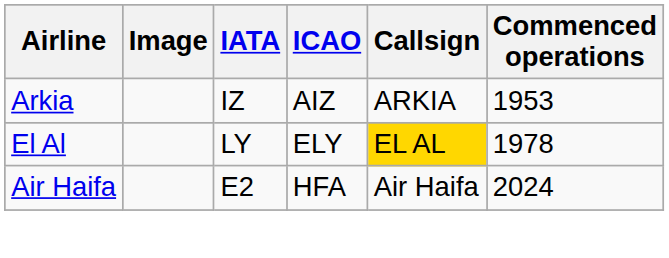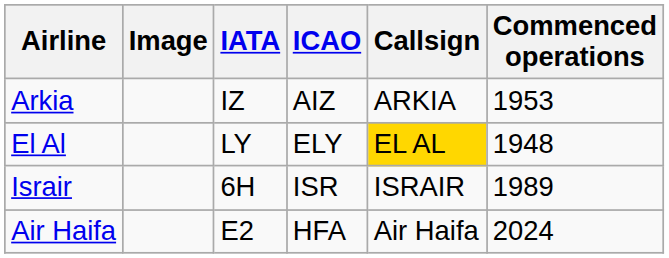(523, 143) 1978 -> (523, 143) 1948
+ row: (42, 187)
